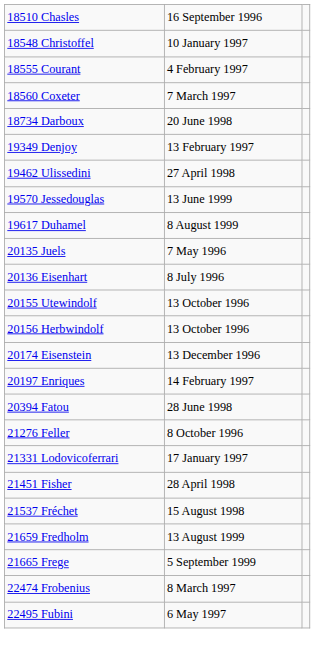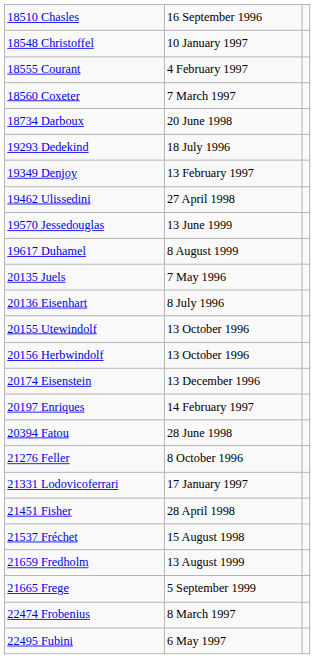+ row: (48, 147)
